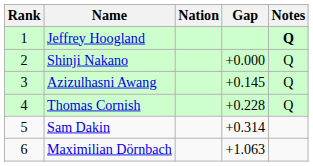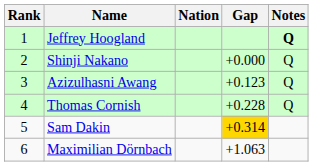(245, 82) +0.145 -> (245, 82) +0.123
(245, 127) no background -> (245, 127) gold background
